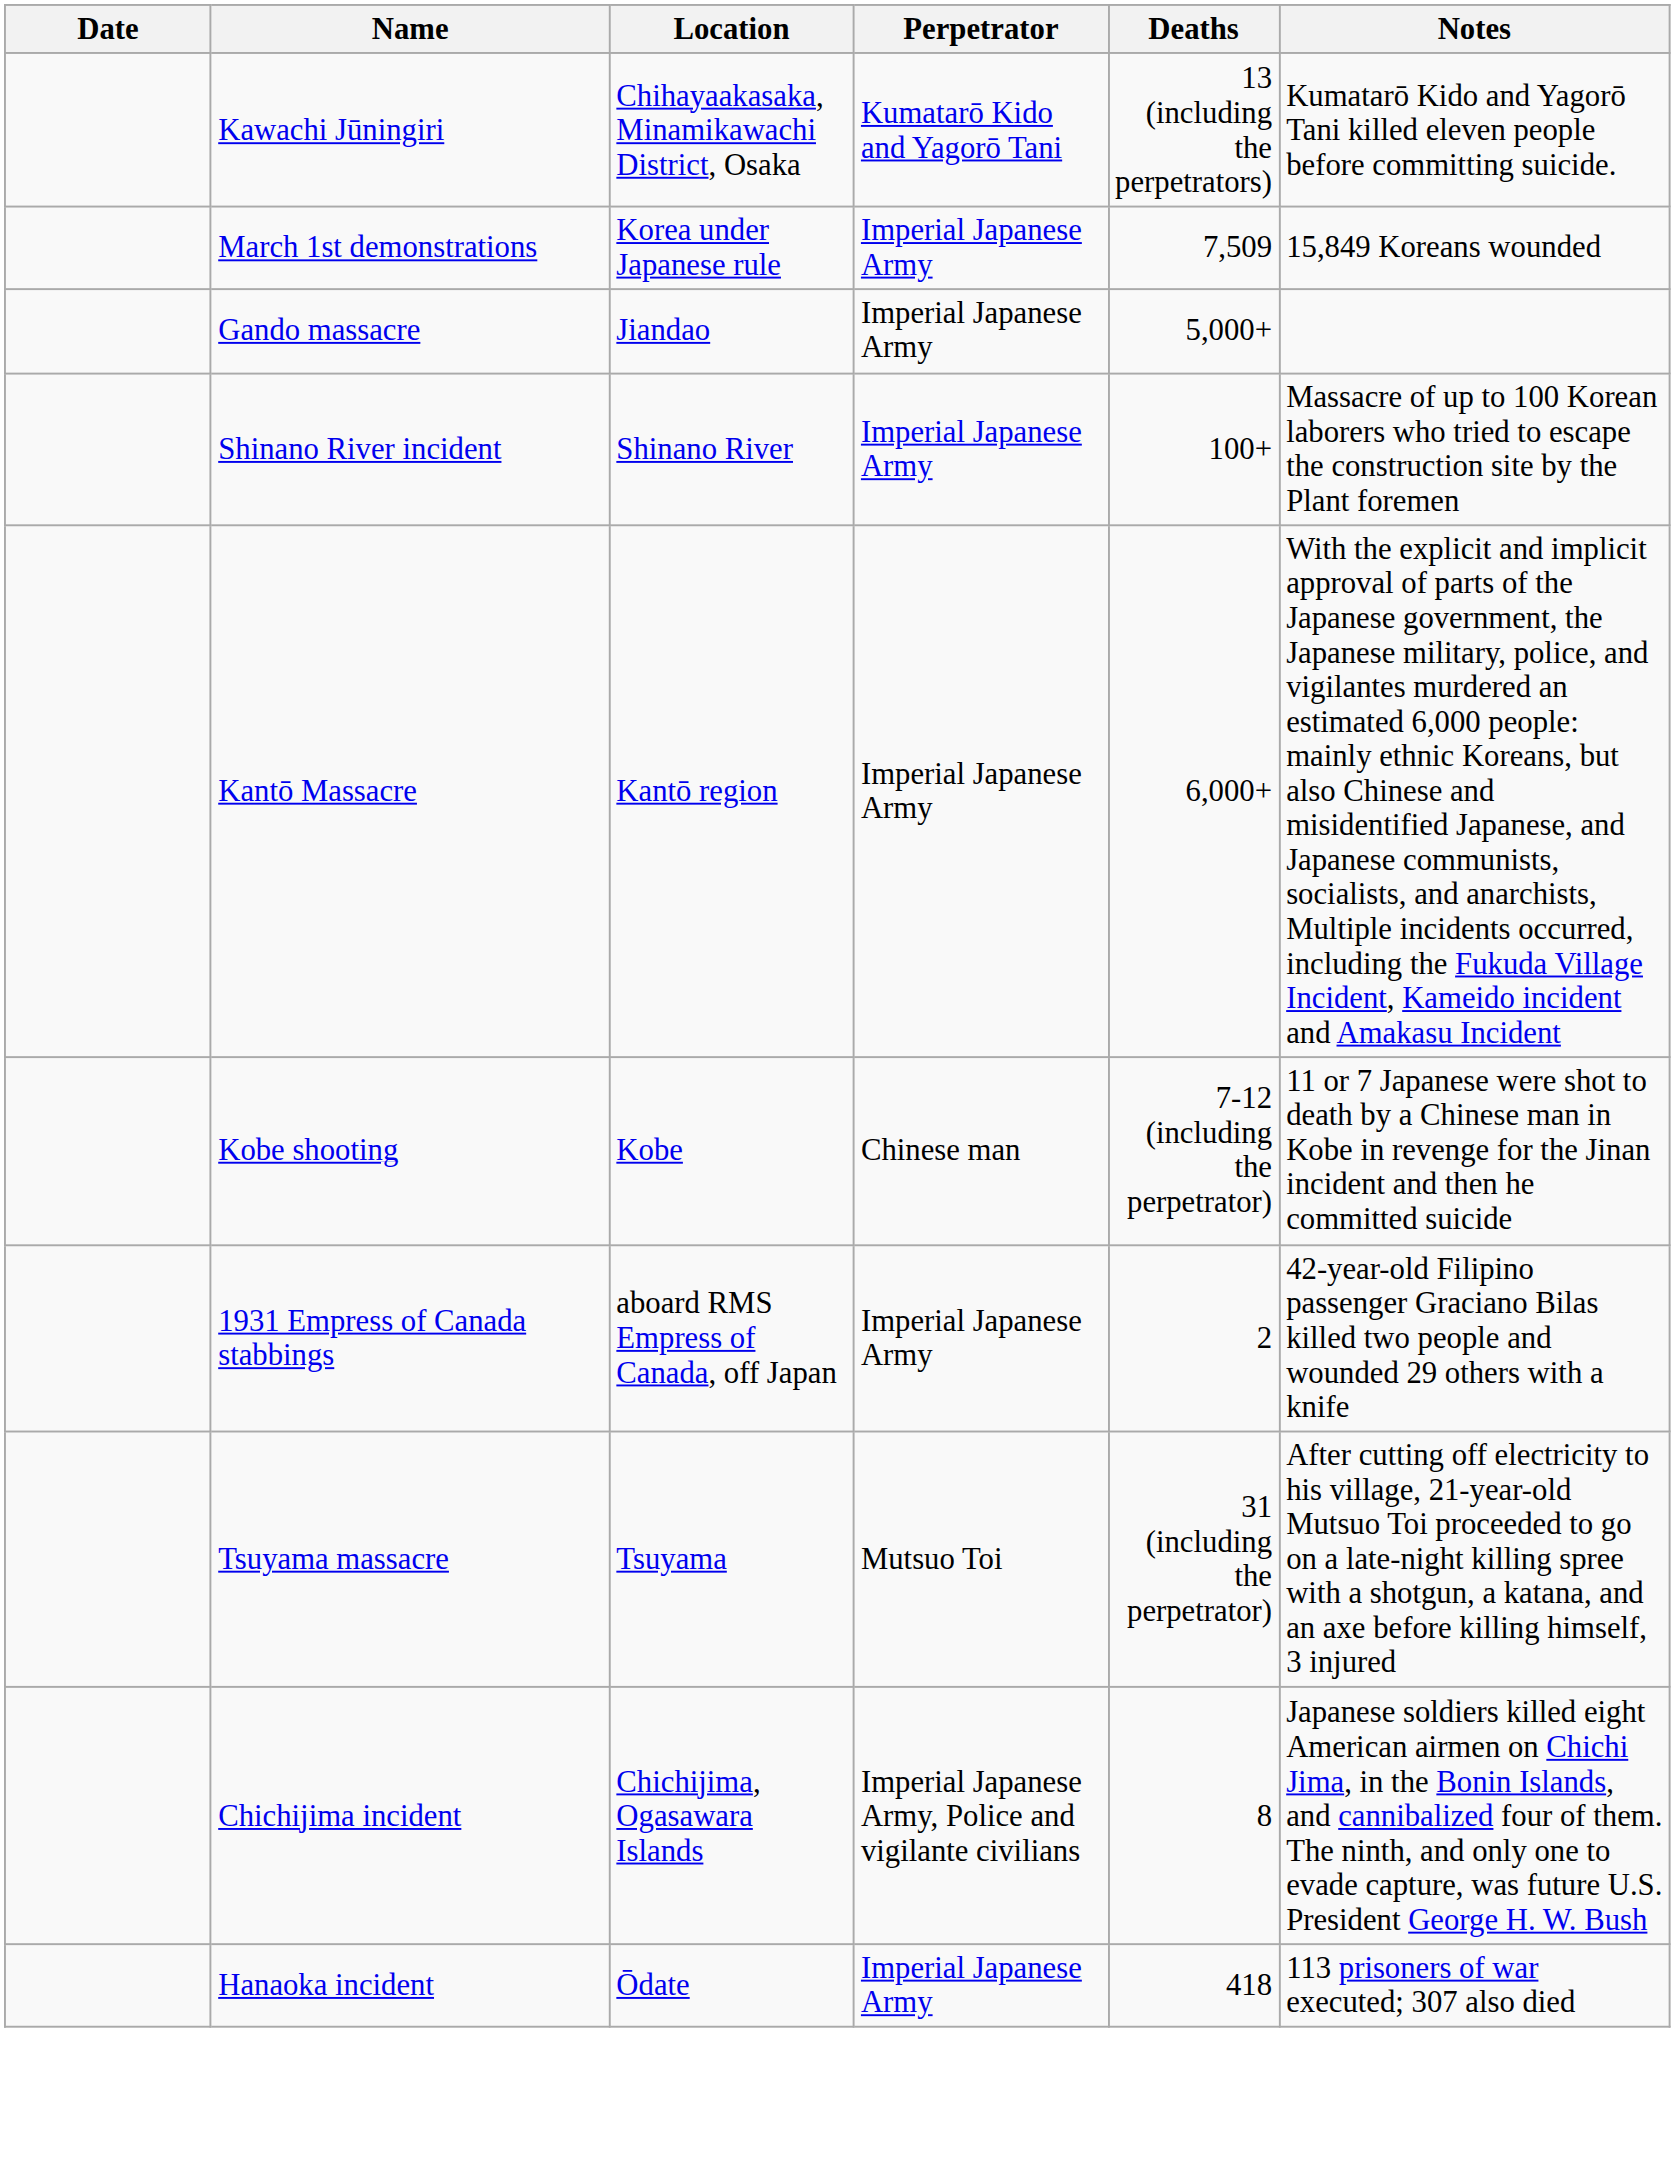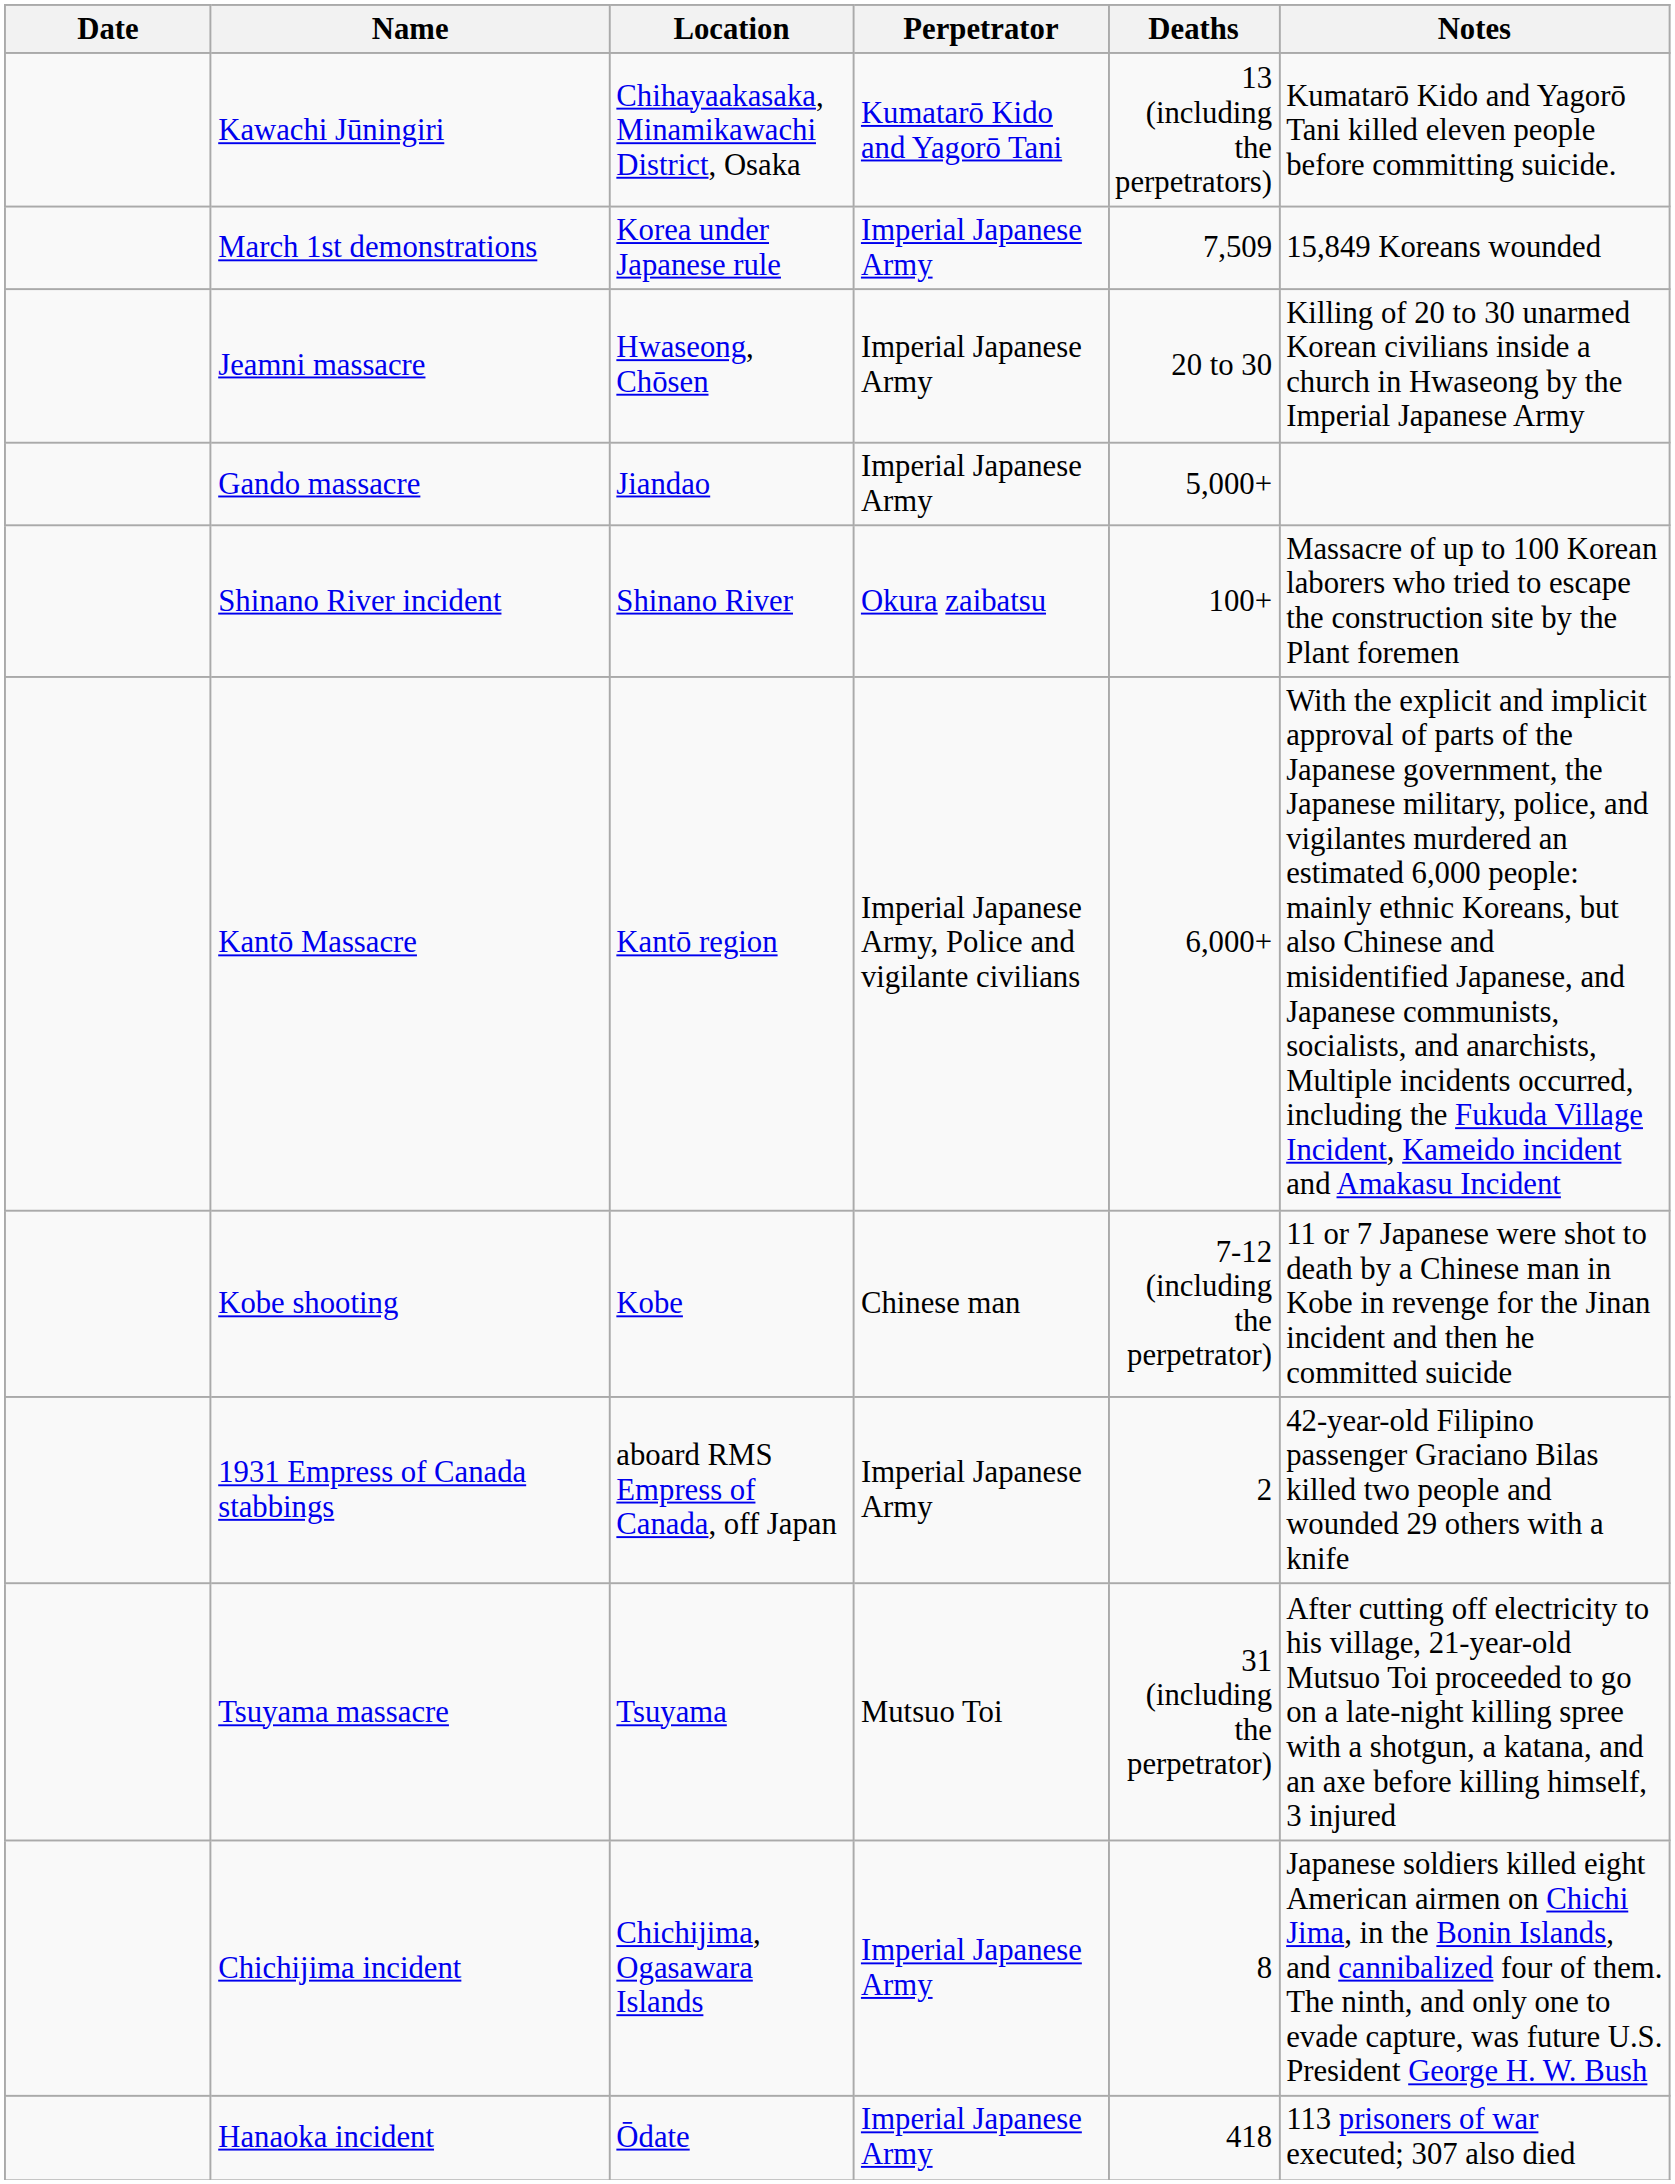+ row: (322, 365)
(971, 448) Imperial Japanese Army -> (953, 600) Okura zaibatsu
(971, 790) Imperial Japanese Army -> (971, 943) Imperial Japanese Army, Police and vigilante civilians
(971, 1815) Imperial Japanese Army, Police and vigilante civilians -> (971, 1967) Imperial Japanese Army
